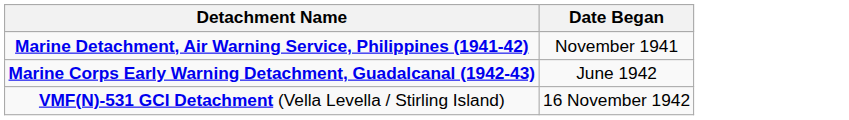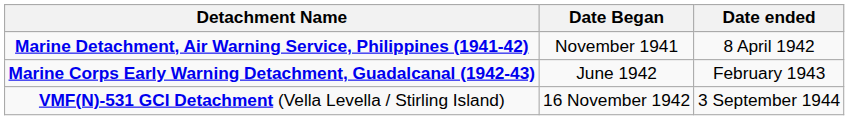+ column: (769, 18)
